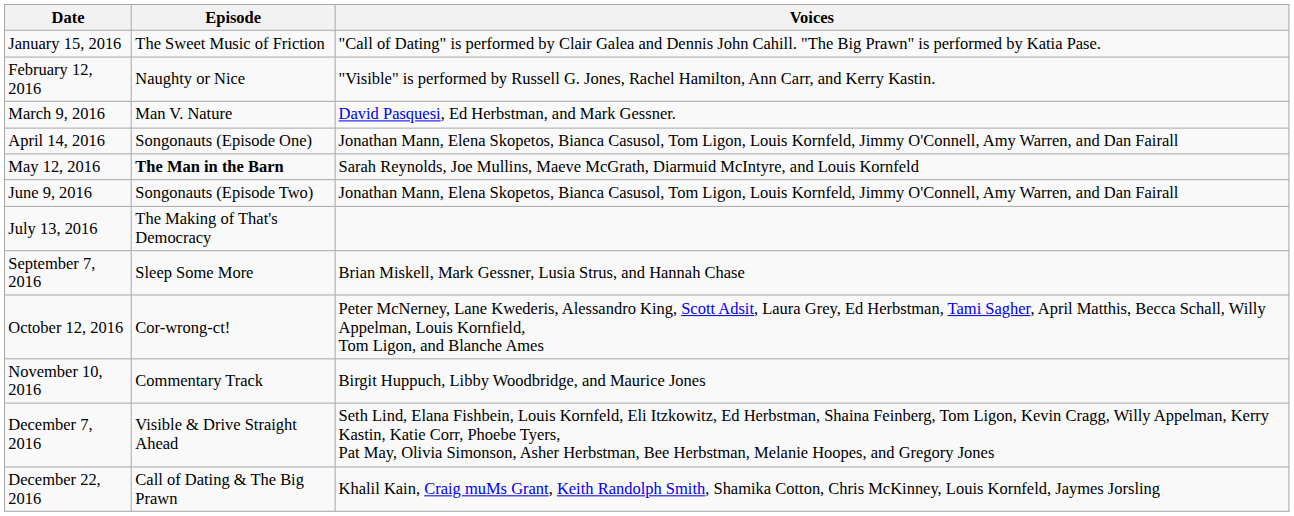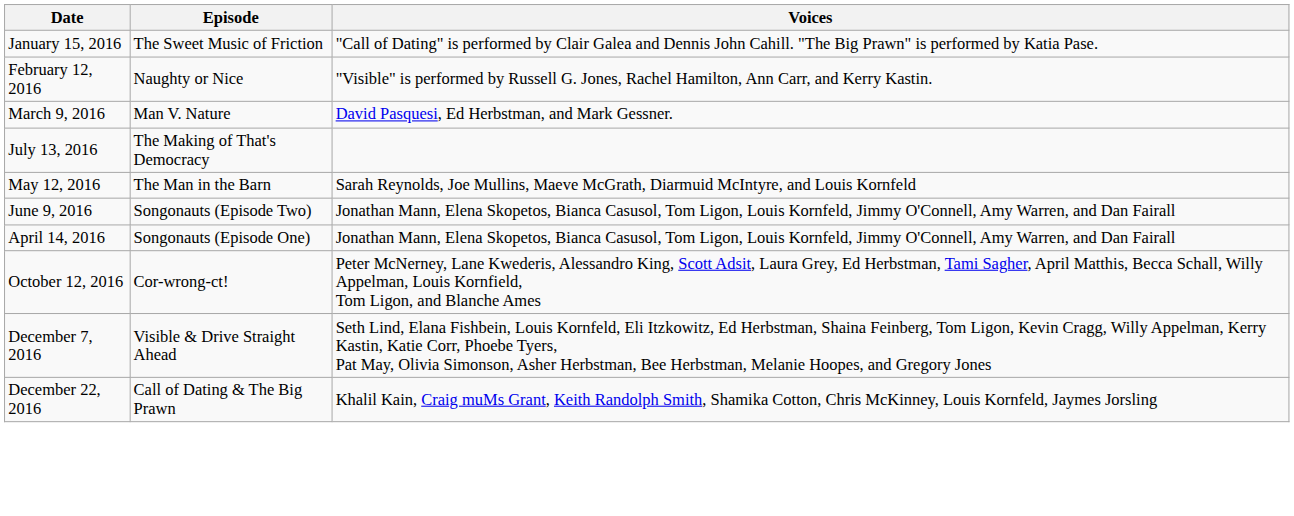rows swapped: (57, 140) <-> (53, 228)
(210, 166) bold -> (202, 185) normal
- row: (52, 273)
- row: (55, 380)
